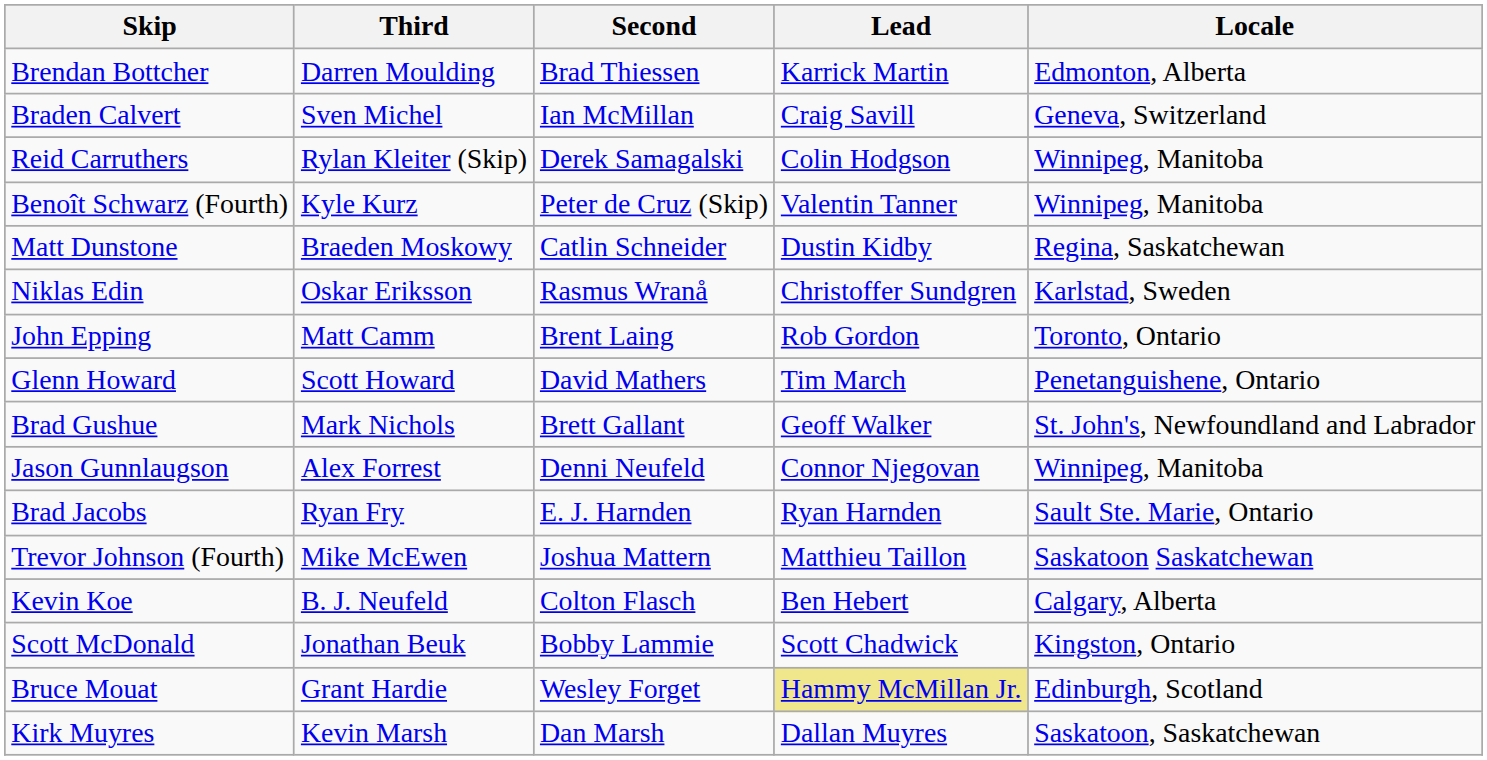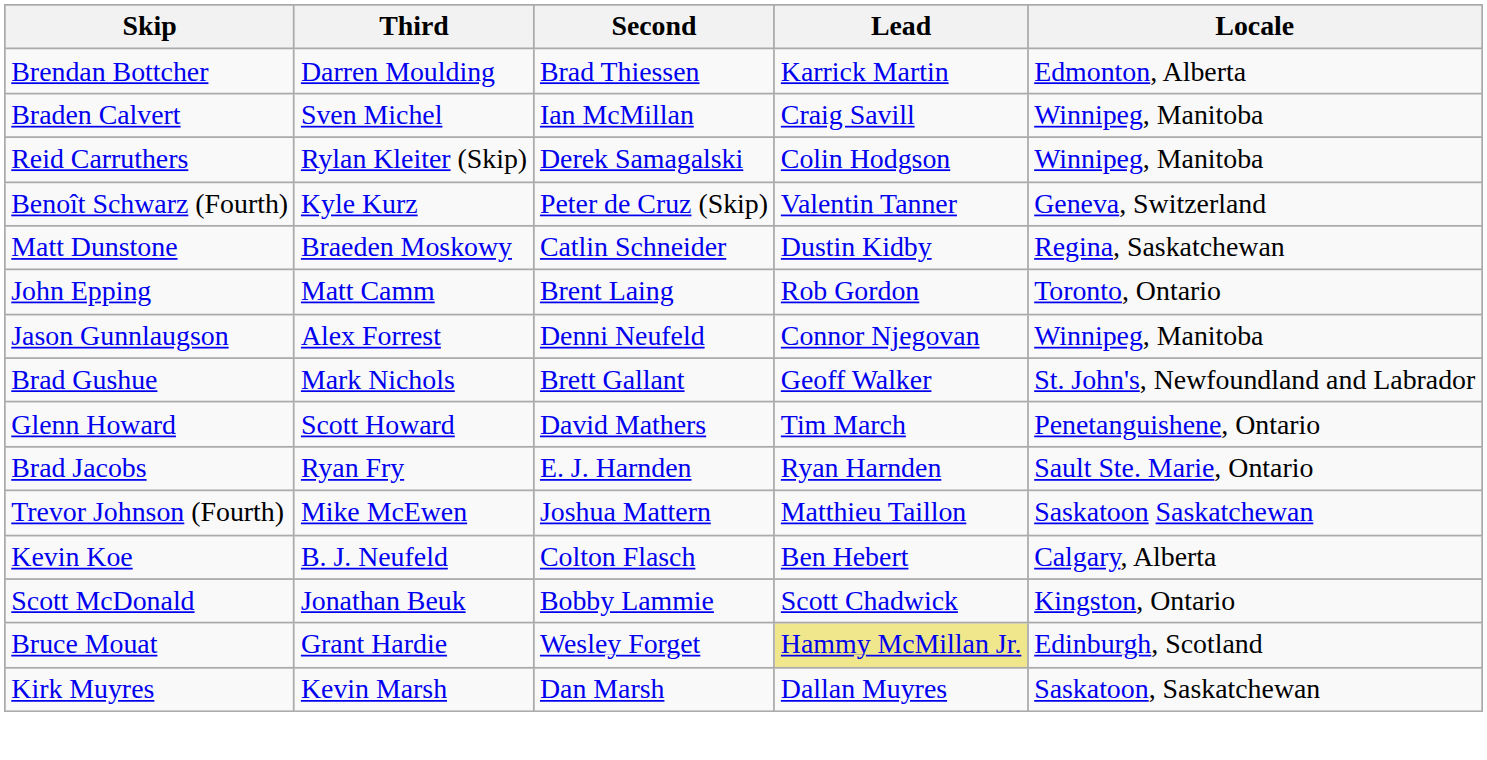(1150, 114) Geneva, Switzerland -> (1149, 114) Winnipeg, Manitoba
(1149, 203) Winnipeg, Manitoba -> (1150, 203) Geneva, Switzerland
- row: (77, 291)
rows swapped: (120, 468) <-> (94, 379)
